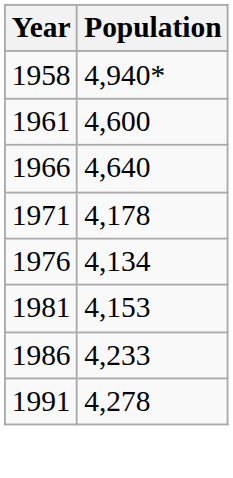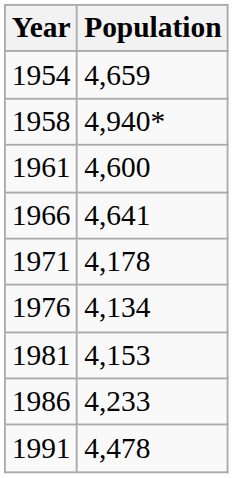+ row: (41, 74)
(117, 167) 4,640 -> (117, 214) 4,641
(117, 401) 4,278 -> (117, 448) 4,478
